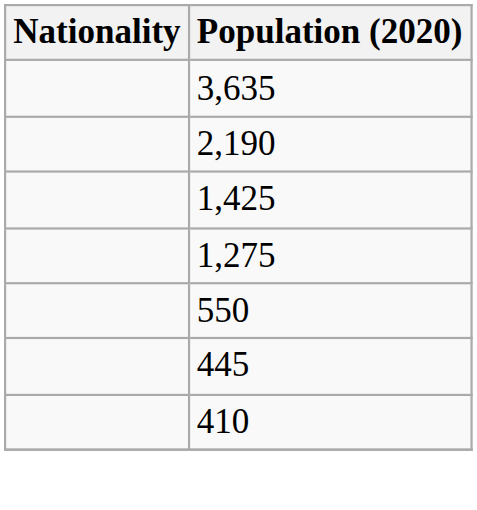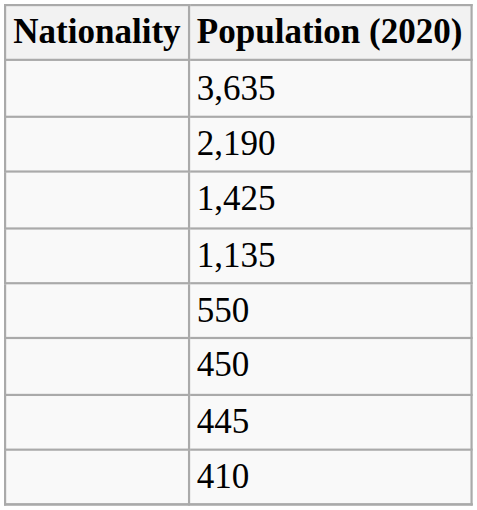- row: (236, 254)
+ row: (236, 254)
+ row: (223, 365)
